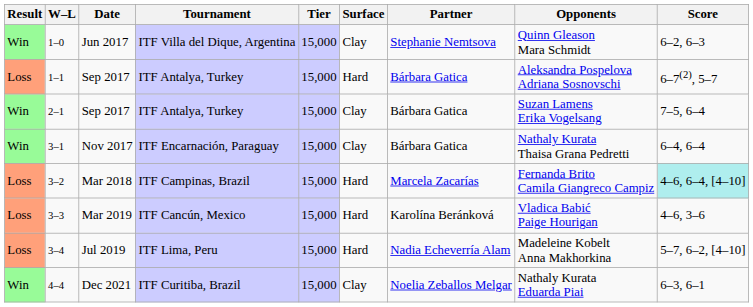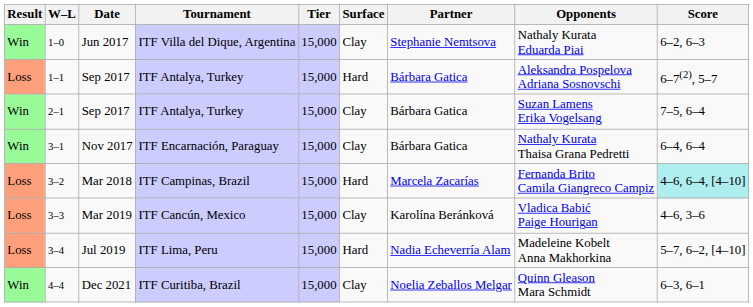(556, 42) Quinn Gleason Mara Schmidt -> (557, 42) Nathaly Kurata Eduarda Piai
(355, 215) Hard -> (355, 215) Clay
(557, 285) Nathaly Kurata Eduarda Piai -> (556, 285) Quinn Gleason Mara Schmidt
